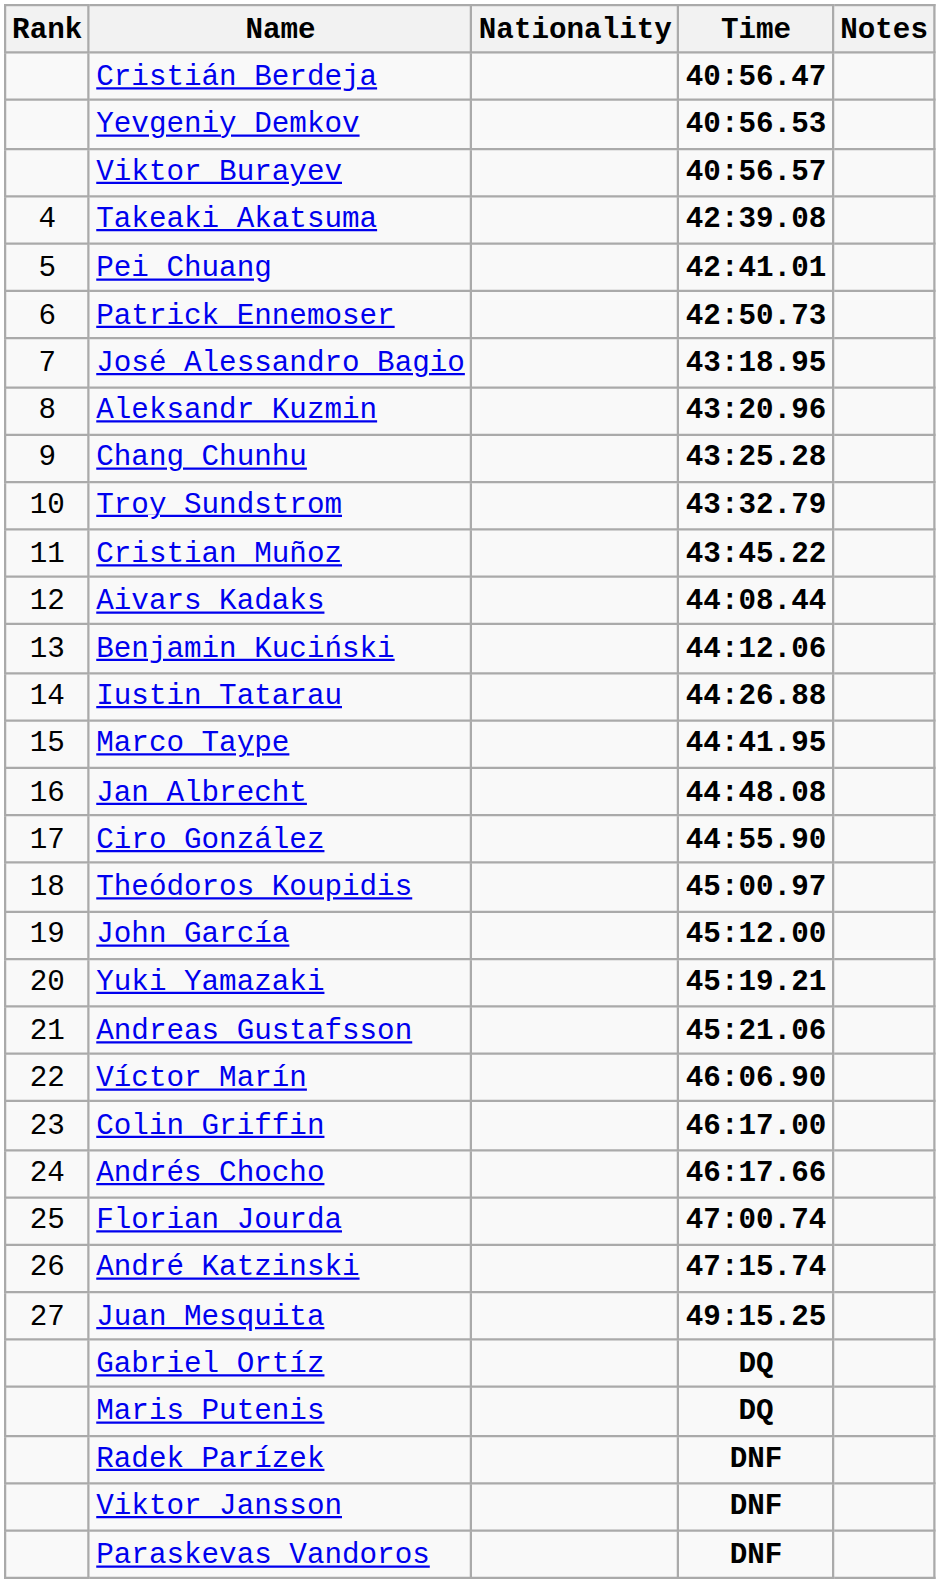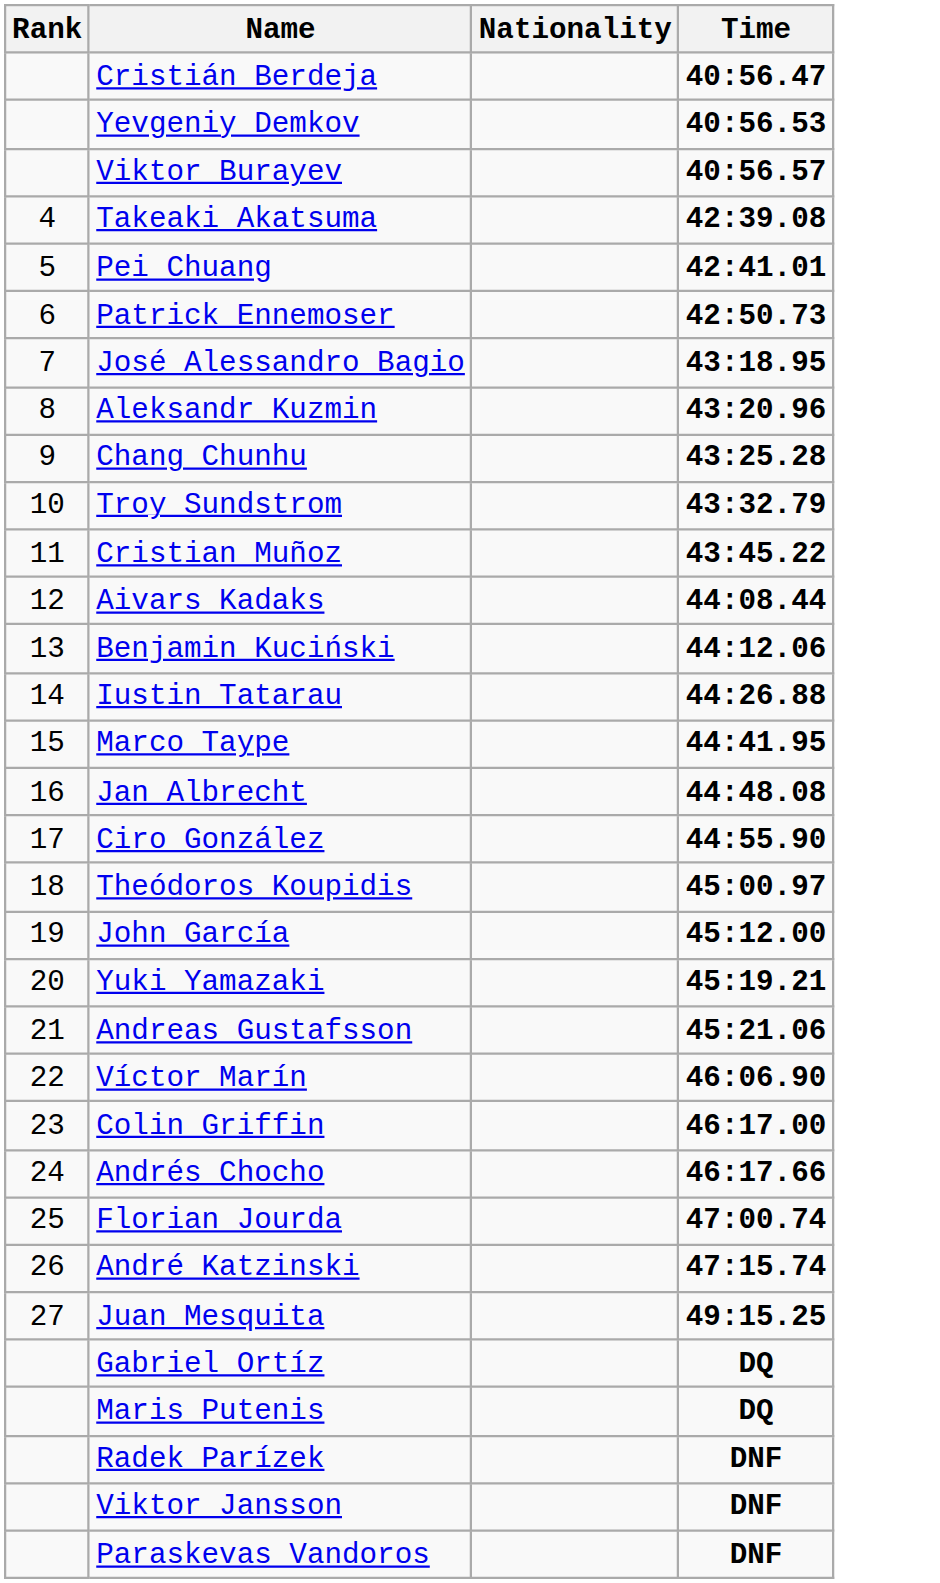- column: (884, 29)
